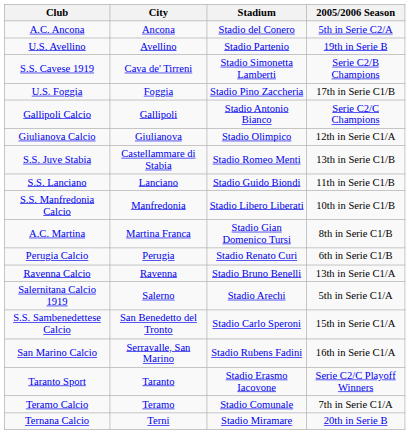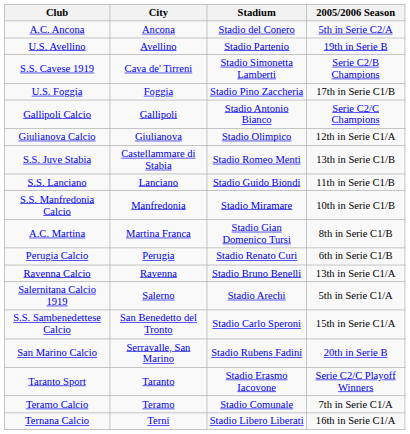(257, 205) Stadio Libero Liberati -> (257, 205) Stadio Miramare
(356, 353) 16th in Serie C1/A -> (356, 353) 20th in Serie B
(257, 421) Stadio Miramare -> (257, 421) Stadio Libero Liberati
(356, 421) 20th in Serie B -> (356, 421) 16th in Serie C1/A
